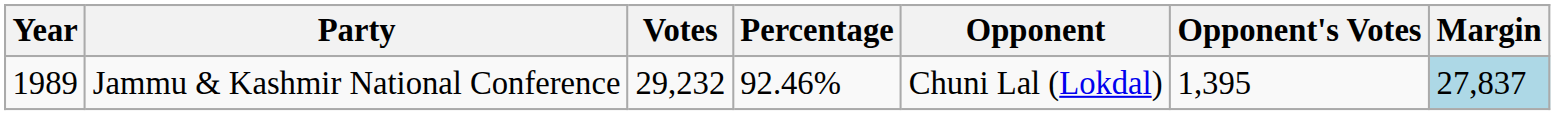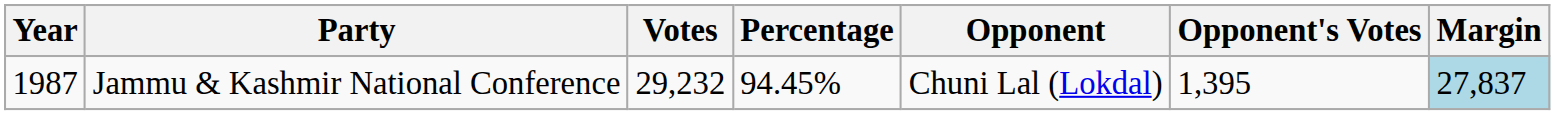(45, 82) 1989 -> (45, 82) 1987
(791, 82) 92.46% -> (791, 82) 94.45%
